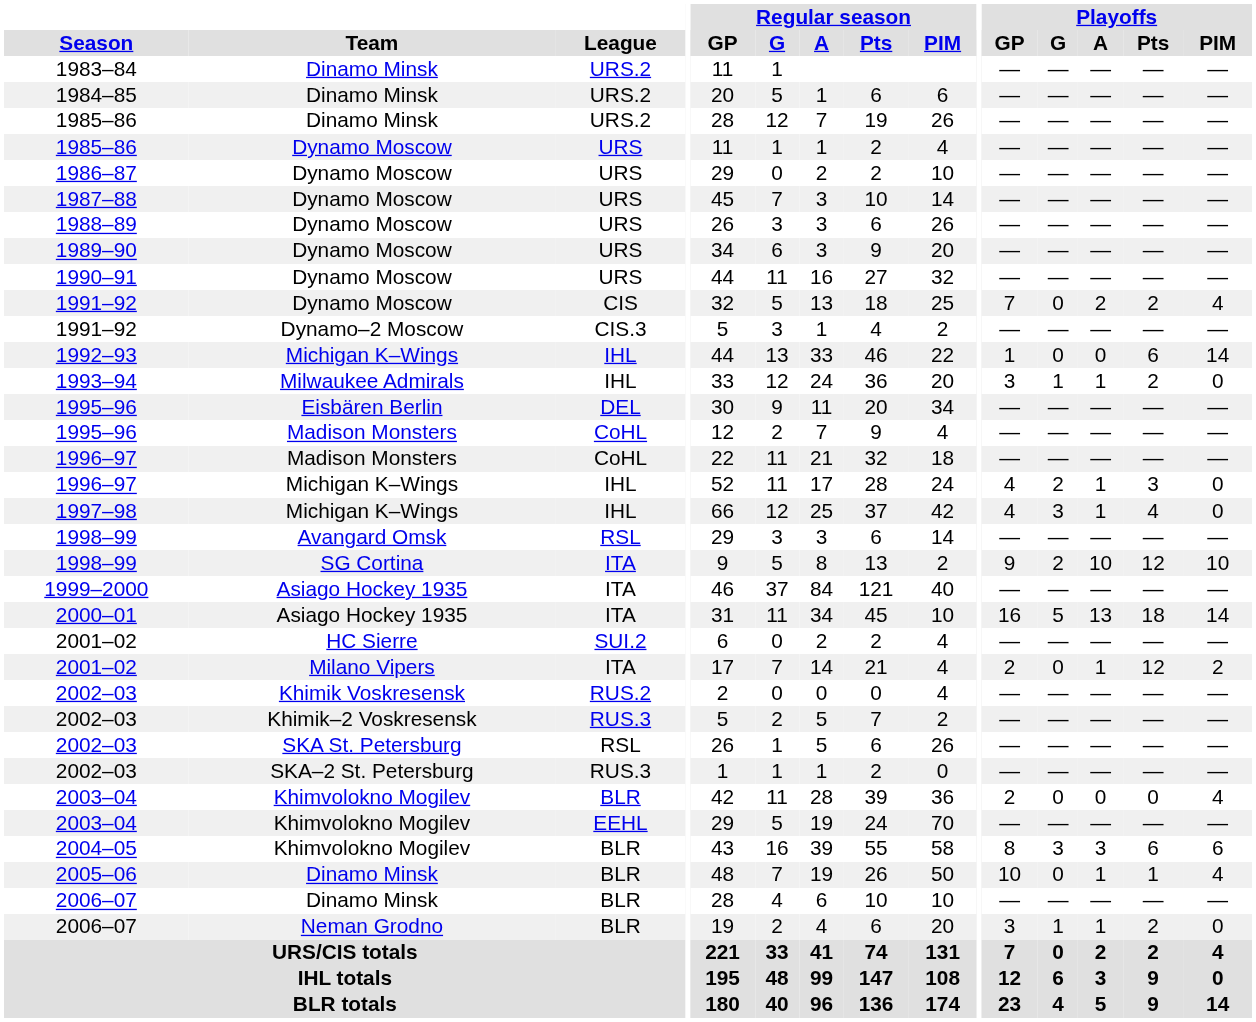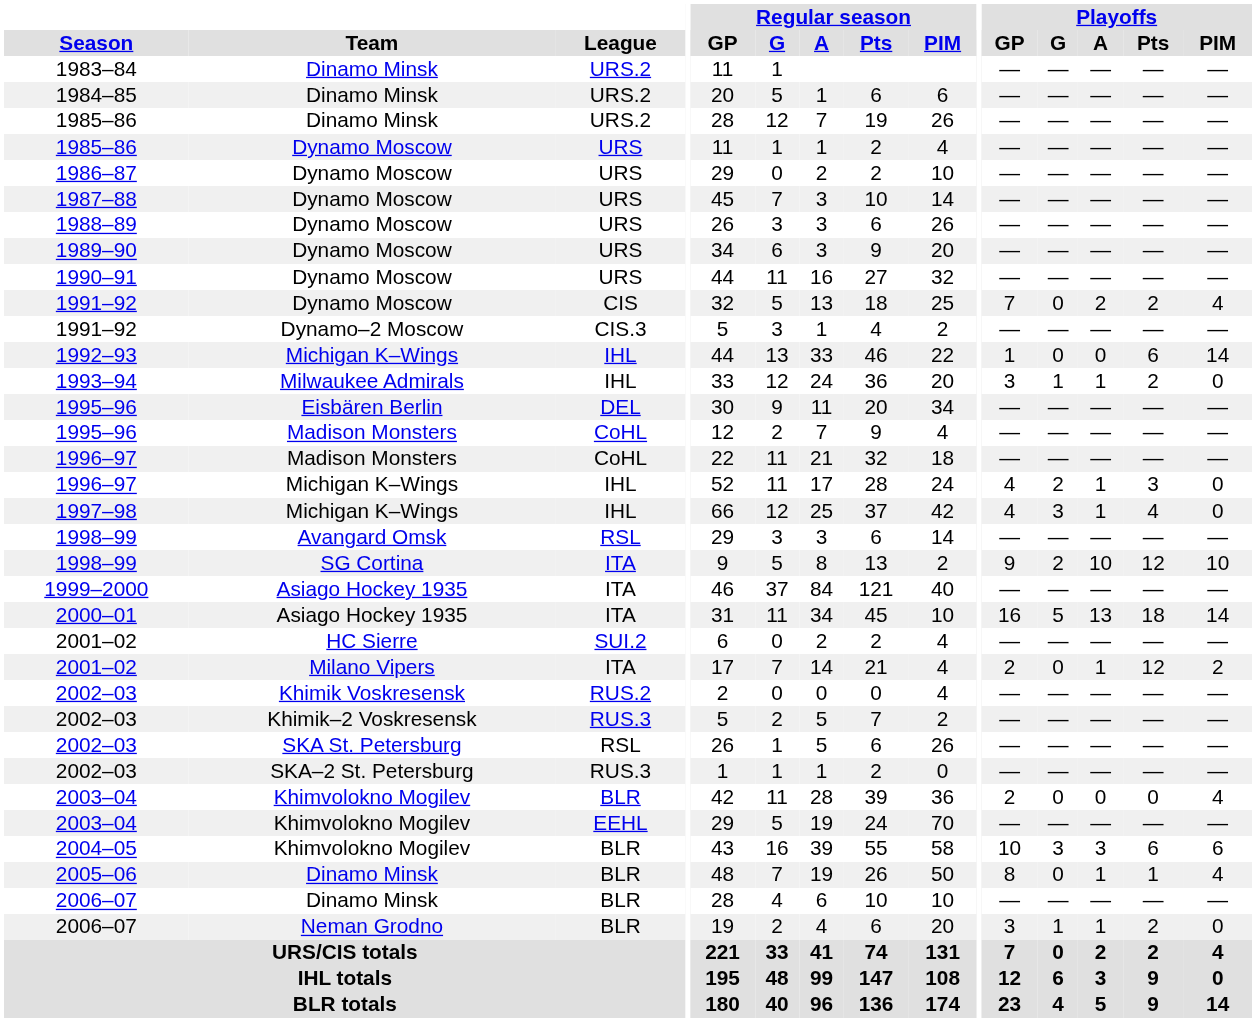(1010, 848) 8 -> (1010, 848) 10
(1010, 874) 10 -> (1010, 874) 8
